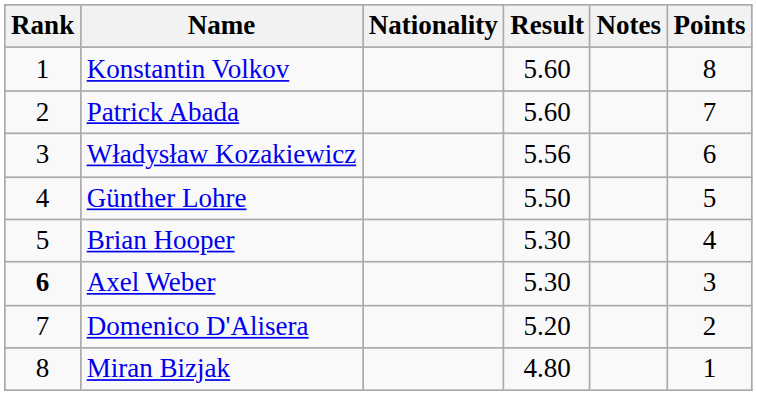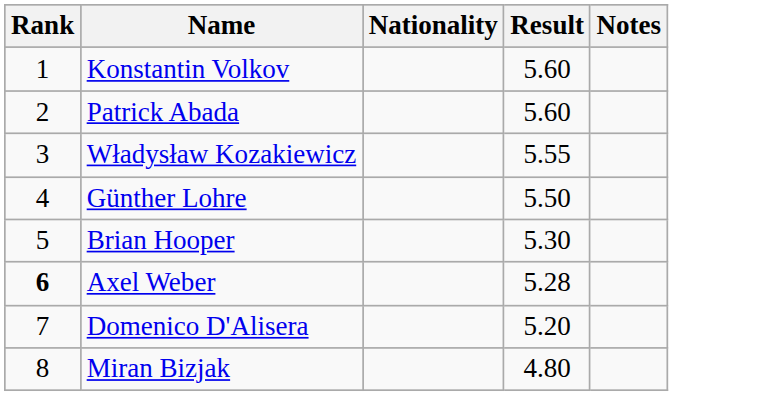- column: (710, 25)
(547, 154) 5.56 -> (547, 154) 5.55
(547, 283) 5.30 -> (547, 283) 5.28
